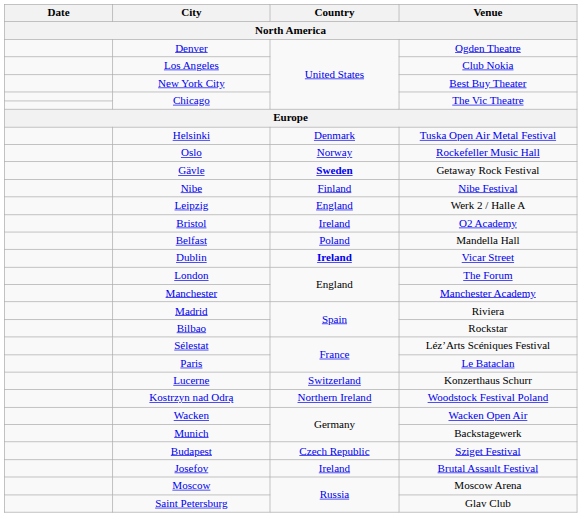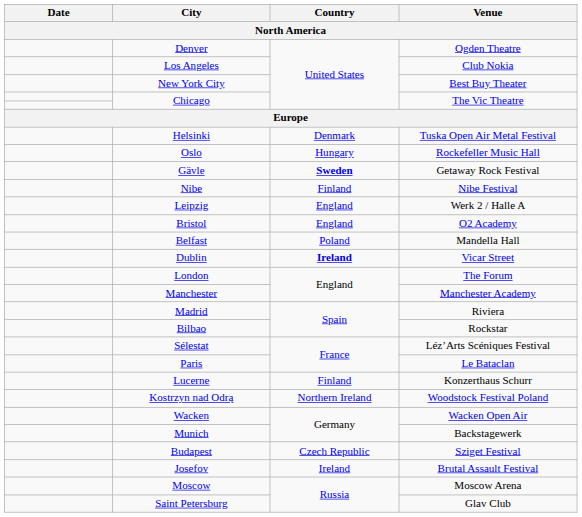(334, 153) Norway -> (334, 153) Hungary
(334, 223) Ireland -> (334, 223) England
(334, 380) Switzerland -> (334, 380) Finland
